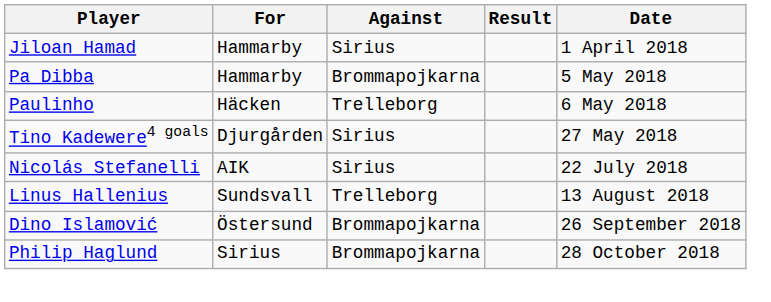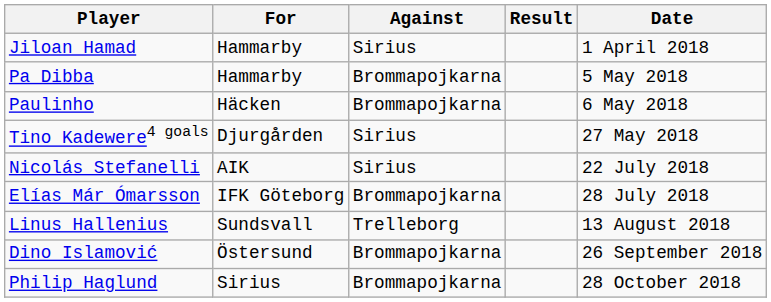(385, 106) Trelleborg -> (427, 106) Brommapojkarna
+ row: (104, 197)
